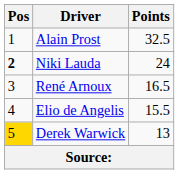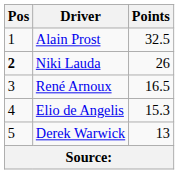(163, 63) 24 -> (163, 63) 26
(157, 110) 15.5 -> (157, 110) 15.3
(11, 134) gold background -> (11, 134) no background
